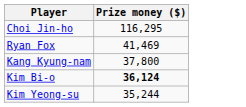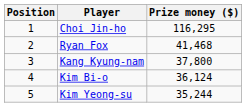+ column: (31, 13)
(141, 45) 41,469 -> (194, 45) 41,468
(141, 78) bold -> (194, 78) normal
